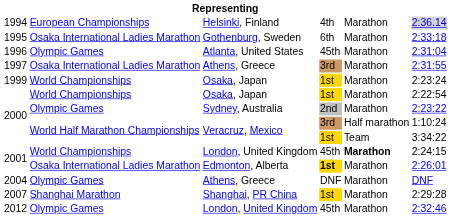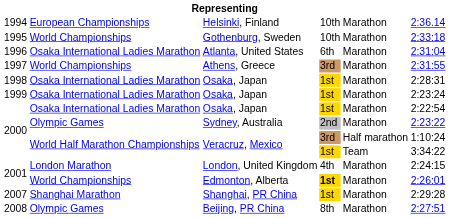(327, 23) 4th -> (330, 23) 10th
(429, 23) lightgrey background -> (428, 23) no background
(115, 37) Osaka International Ladies Marathon -> (80, 37) World Championships
(327, 37) 6th -> (330, 37) 10th
(67, 51) Olympic Games -> (115, 51) Osaka International Ladies Marathon
(330, 51) 45th -> (327, 51) 6th
(115, 66) Osaka International Ladies Marathon -> (80, 66) World Championships
+ row: (16, 80)
(80, 80) World Championships -> (115, 94) Osaka International Ladies Marathon
(80, 94) World Championships -> (115, 109) Osaka International Ladies Marathon
(80, 151) World Championships -> (70, 166) London Marathon
(330, 151) 45th -> (327, 166) 4th
(367, 151) bold -> (365, 166) normal
(115, 166) Osaka International Ladies Marathon -> (80, 180) World Championships
- row: (16, 180)
+ row: (16, 209)
- row: (16, 209)
